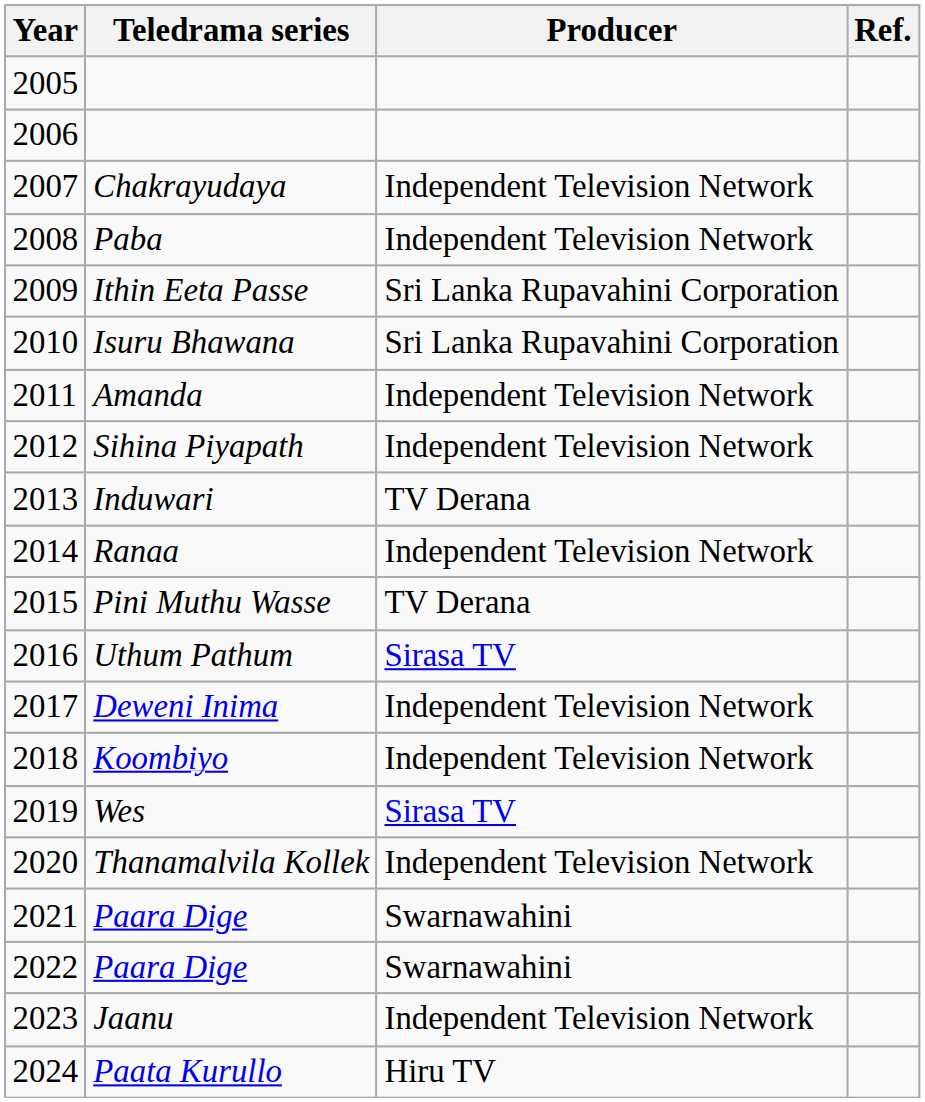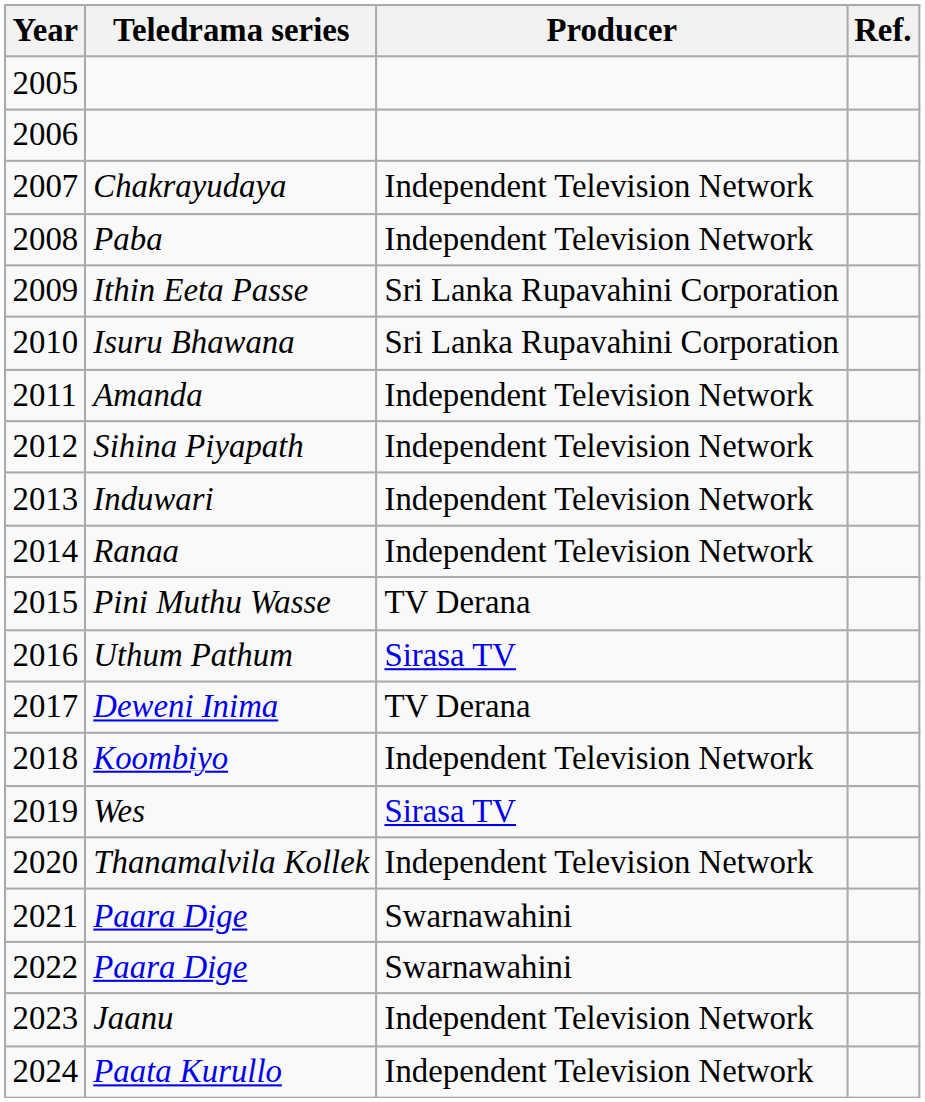(457, 498) TV Derana -> (599, 498) Independent Television Network
(599, 706) Independent Television Network -> (457, 706) TV Derana
(440, 1070) Hiru TV -> (599, 1070) Independent Television Network
